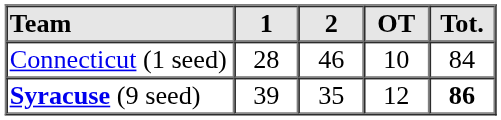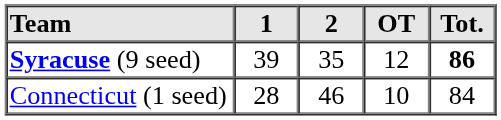rows swapped: (105, 95) <-> (118, 59)
